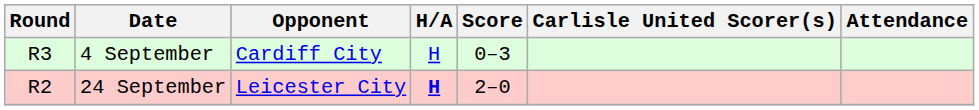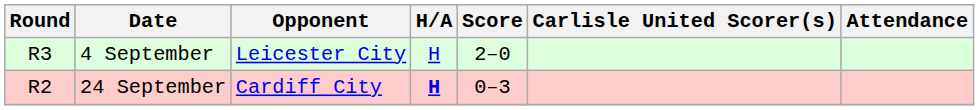(309, 54) Cardiff City -> (321, 54) Leicester City
(492, 54) 0–3 -> (492, 54) 2–0
(321, 87) Leicester City -> (309, 87) Cardiff City
(492, 87) 2–0 -> (492, 87) 0–3
